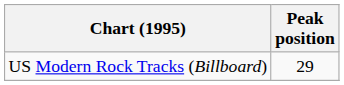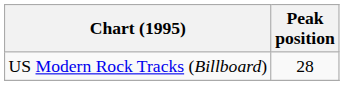(305, 66) 29 -> (305, 66) 28
